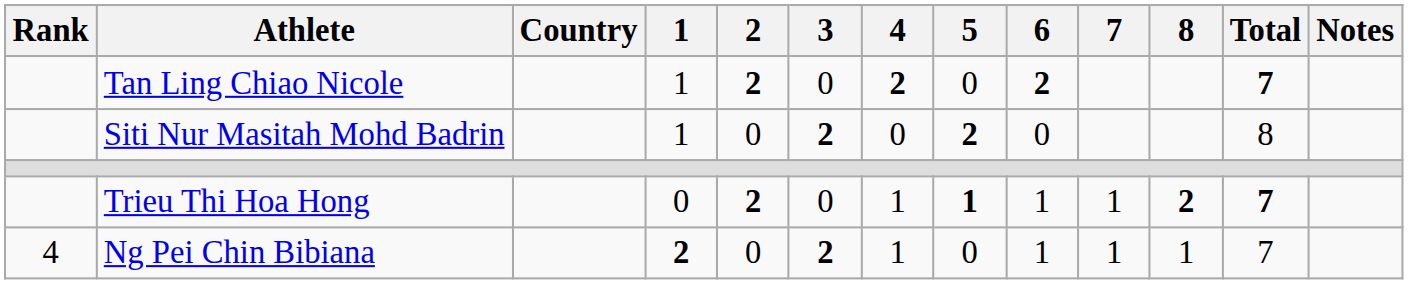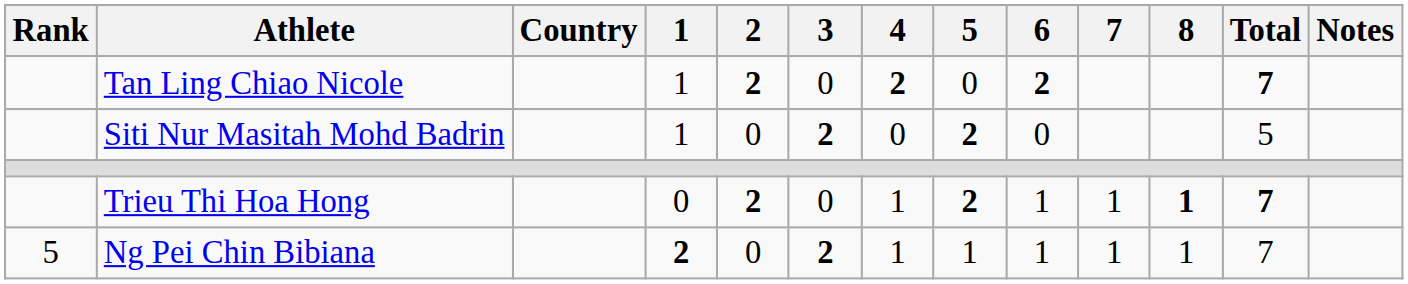(1265, 133) 8 -> (1265, 133) 5
(970, 200) 1 -> (970, 200) 2
(1186, 200) 2 -> (1186, 200) 1
(51, 252) 4 -> (51, 252) 5
(970, 252) 0 -> (970, 252) 1
